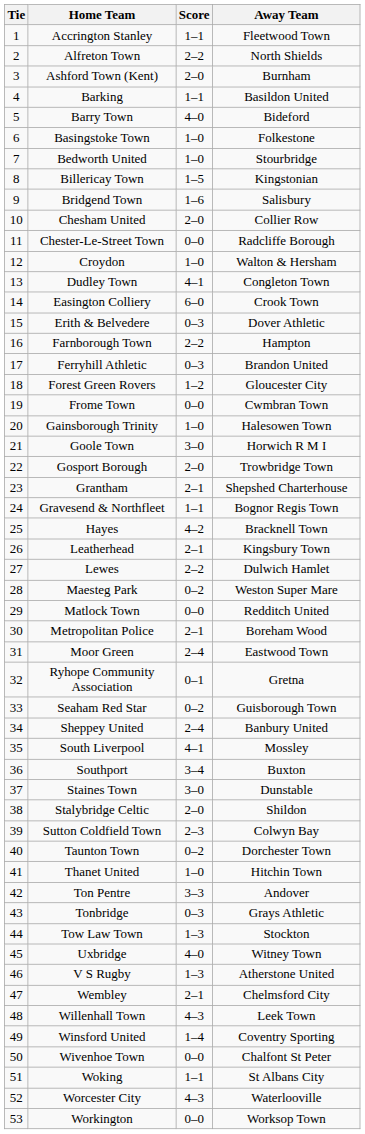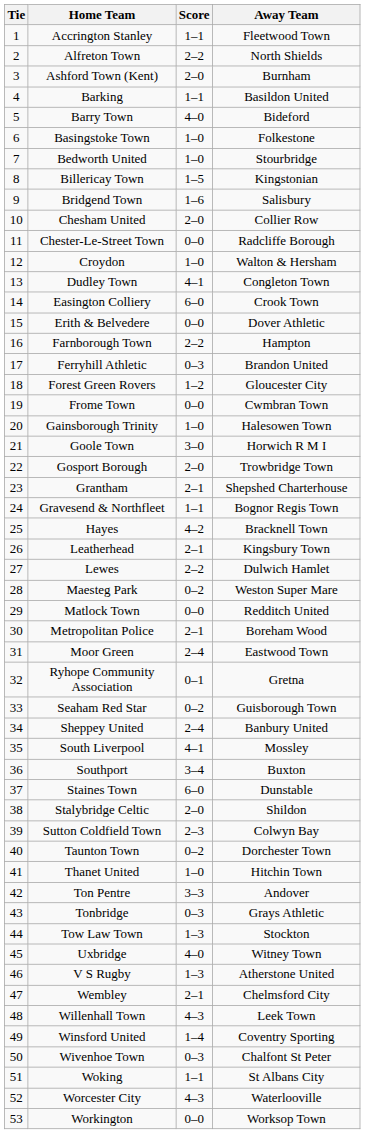(194, 323) 0–3 -> (194, 323) 0–0
(194, 789) 3–0 -> (194, 789) 6–0
(194, 1057) 0–0 -> (194, 1057) 0–3
